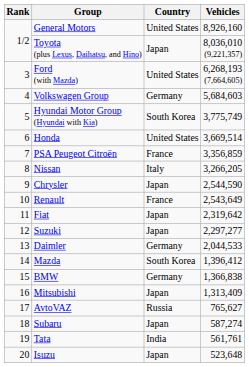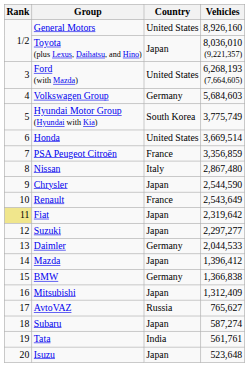(223, 169) 3,266,205 -> (223, 169) 2,867,480
(25, 215) no background -> (25, 215) khaki background
(171, 261) South Korea -> (157, 261) Japan
(223, 292) 1,313,409 -> (223, 292) 1,312,409
